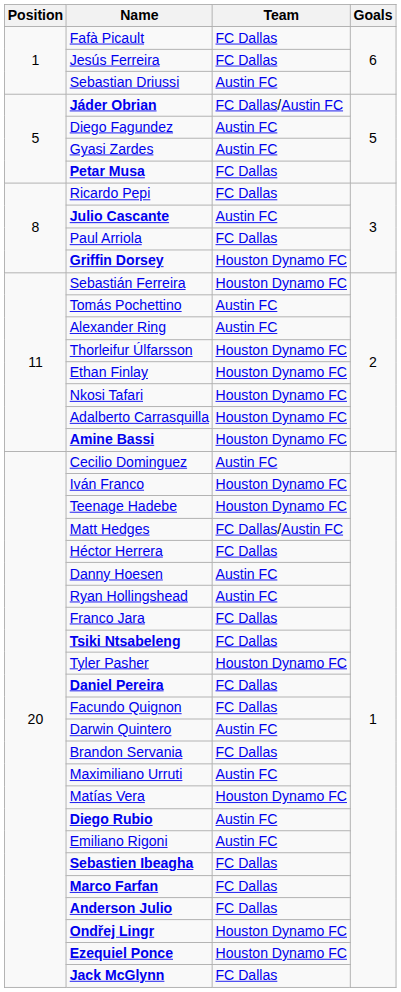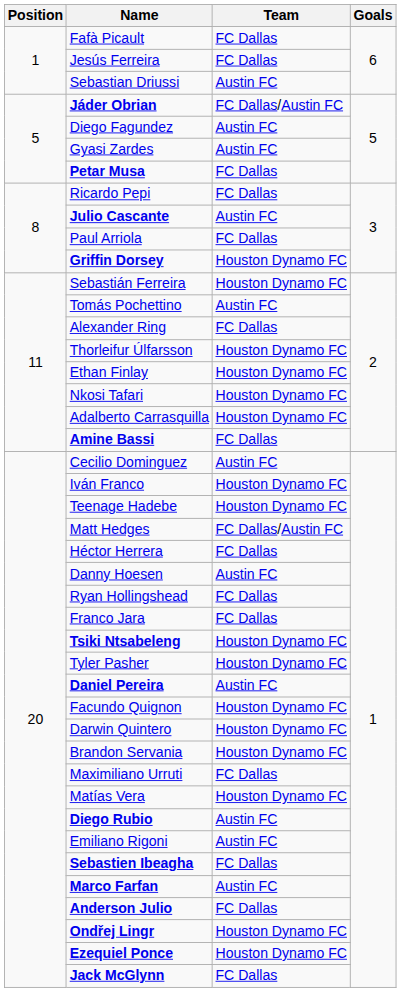(246, 328) Austin FC -> (246, 328) FC Dallas
(281, 439) Houston Dynamo FC -> (246, 439) FC Dallas
(246, 596) Austin FC -> (246, 596) FC Dallas
(246, 640) FC Dallas -> (281, 640) Houston Dynamo FC
(246, 685) FC Dallas -> (246, 685) Austin FC
(246, 707) FC Dallas -> (281, 707) Houston Dynamo FC
(246, 730) Austin FC -> (281, 730) Houston Dynamo FC
(246, 752) FC Dallas -> (281, 752) Houston Dynamo FC
(246, 774) Austin FC -> (246, 774) FC Dallas
(246, 886) FC Dallas -> (246, 886) Austin FC
